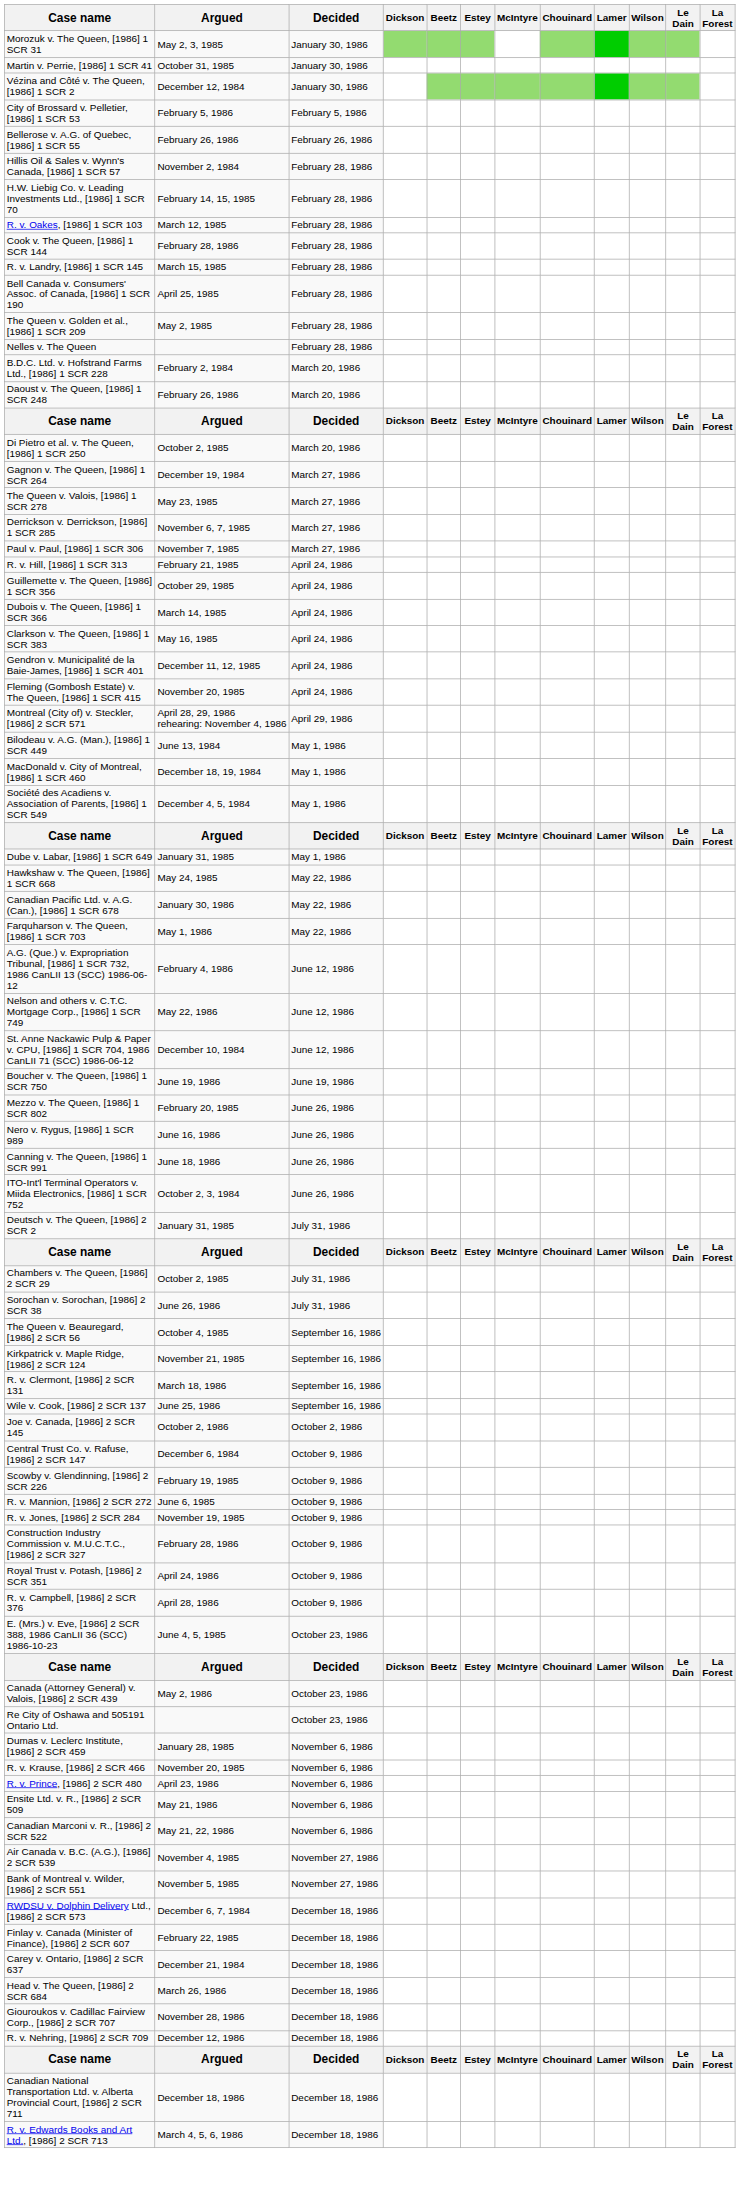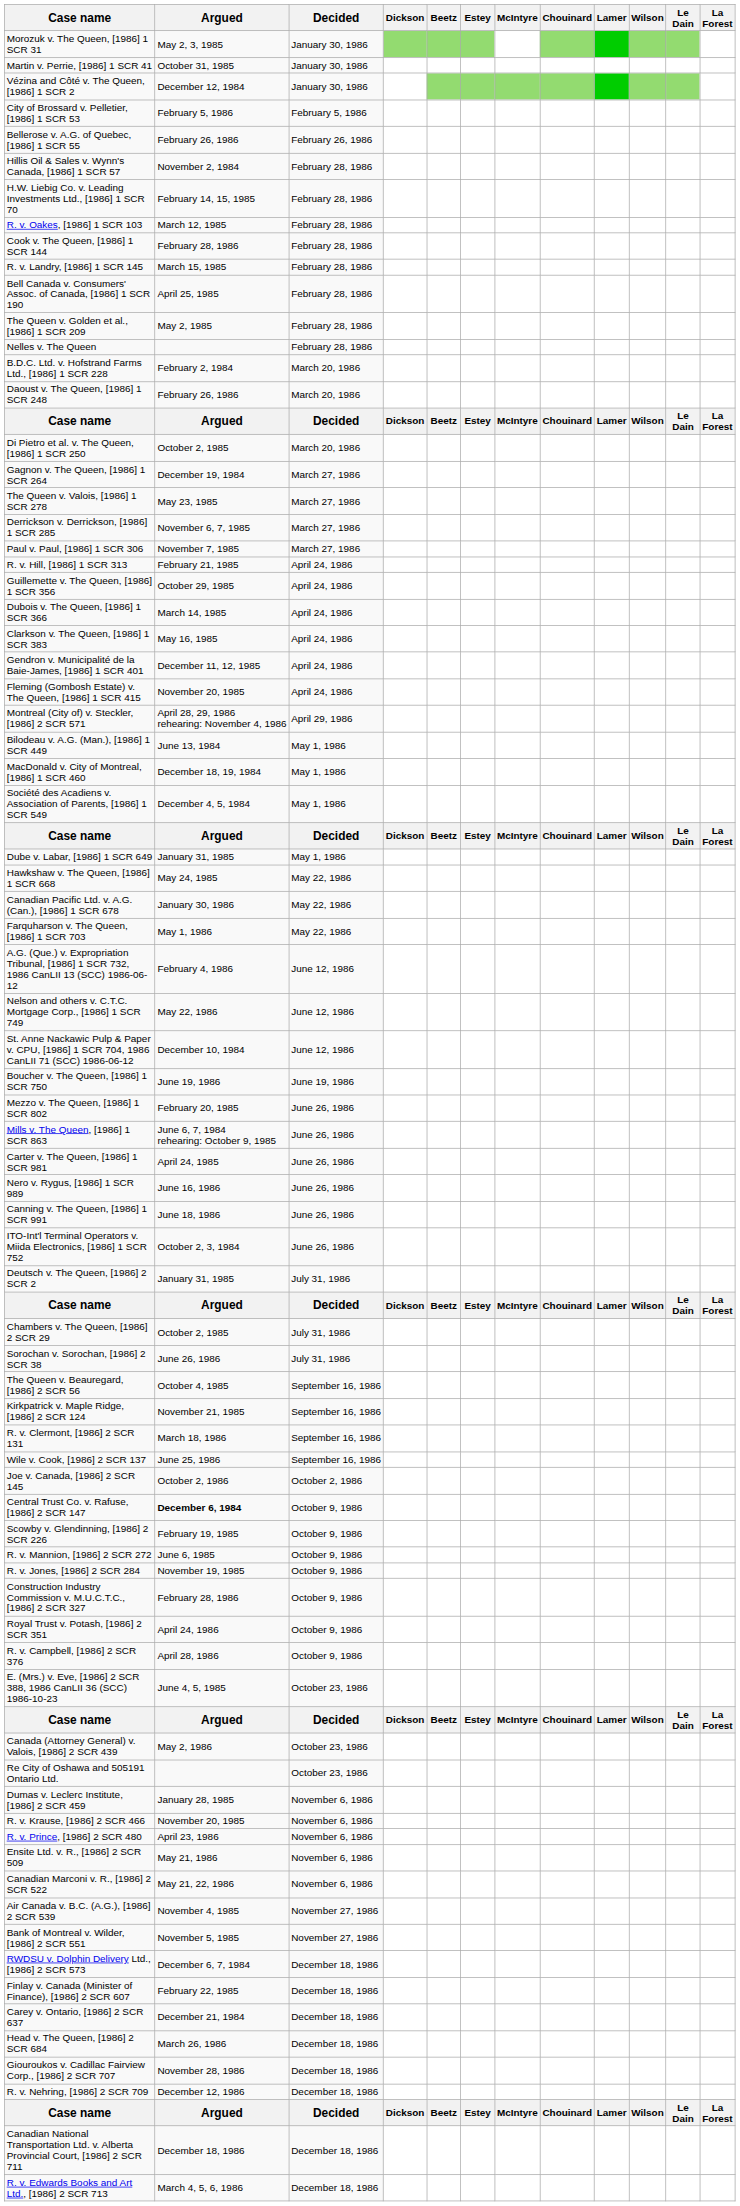+ row: (68, 1134)
+ row: (72, 1161)
(198, 1454) normal -> (199, 1507) bold
